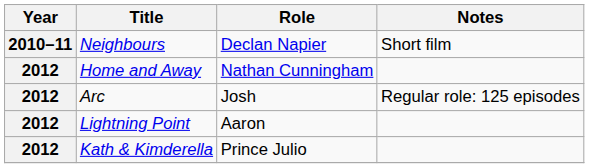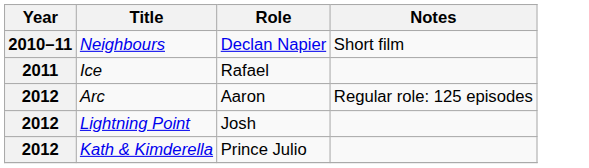+ row: (91, 70)
- row: (140, 70)
(238, 96) Josh -> (243, 96) Aaron
(243, 123) Aaron -> (238, 123) Josh
